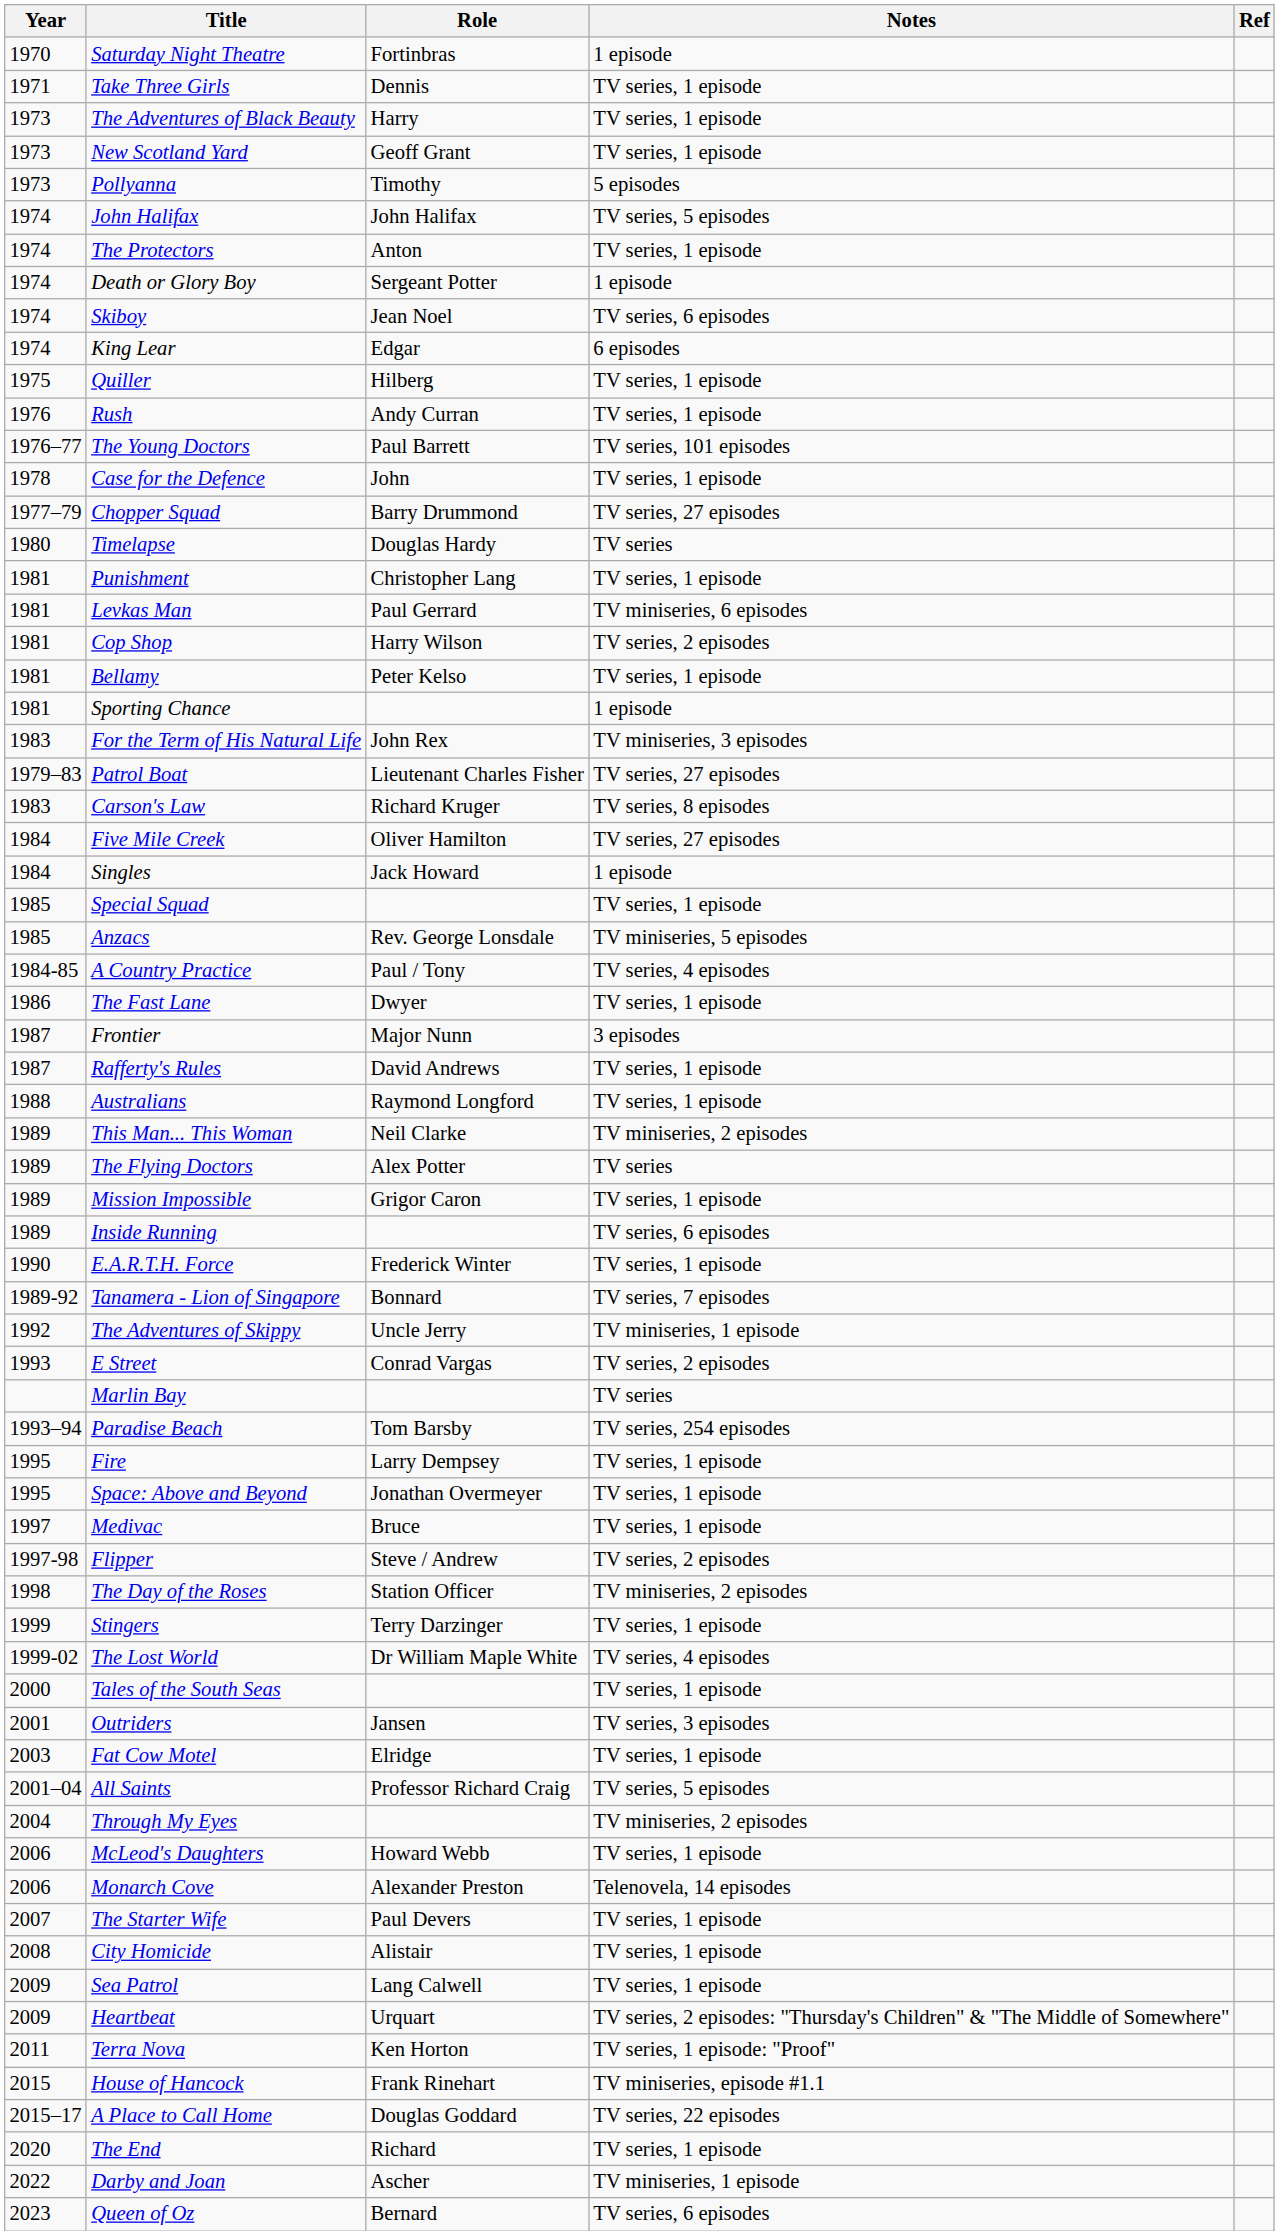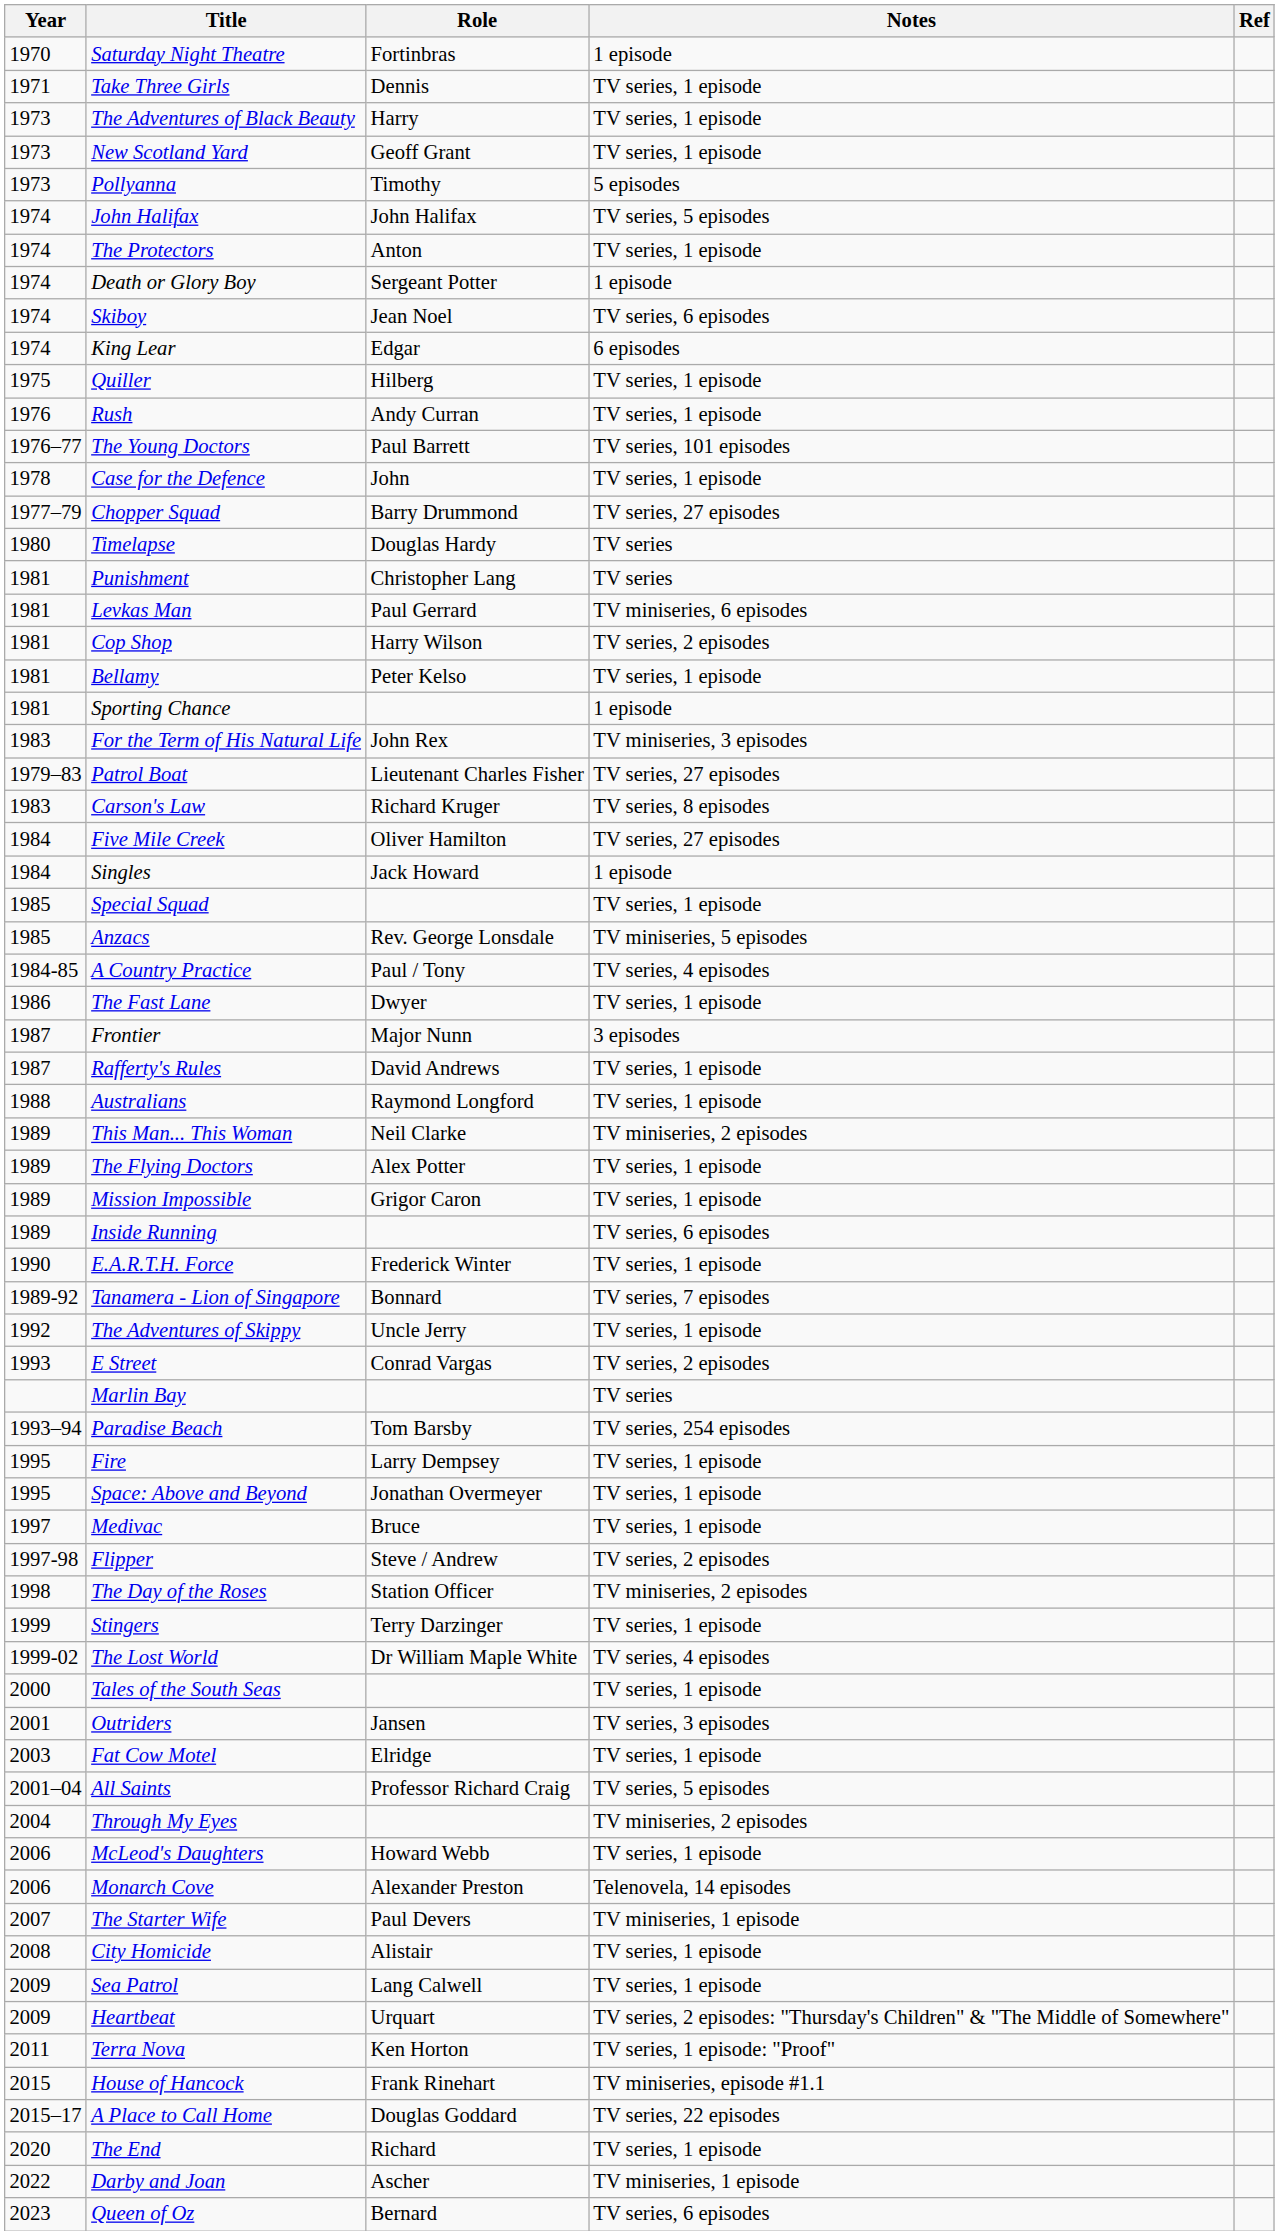(677, 577) TV series, 1 episode -> (633, 577) TV series
(633, 1166) TV series -> (677, 1166) TV series, 1 episode
(696, 1330) TV miniseries, 1 episode -> (677, 1330) TV series, 1 episode
(677, 1919) TV series, 1 episode -> (696, 1919) TV miniseries, 1 episode
